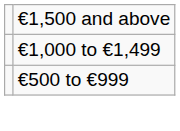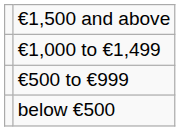+ row: (66, 110)
